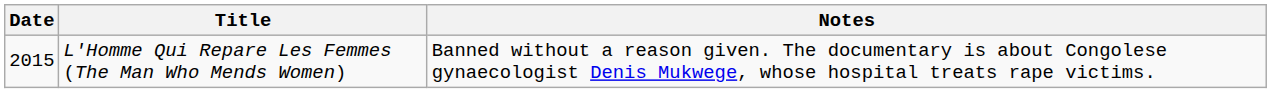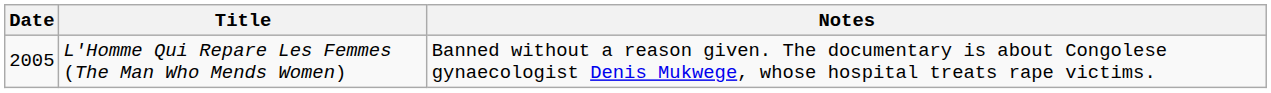(32, 62) 2015 -> (32, 62) 2005
